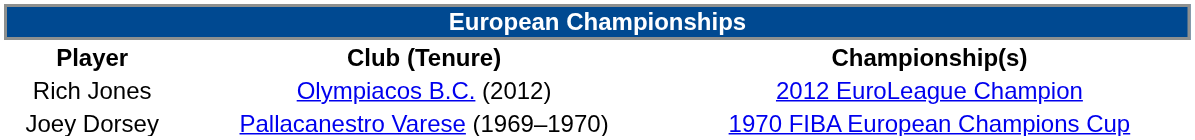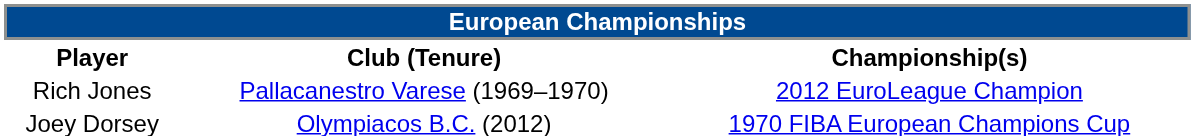(424, 90) Olympiacos B.C. (2012) -> (424, 90) Pallacanestro Varese (1969–1970)
(424, 123) Pallacanestro Varese (1969–1970) -> (424, 123) Olympiacos B.C. (2012)
